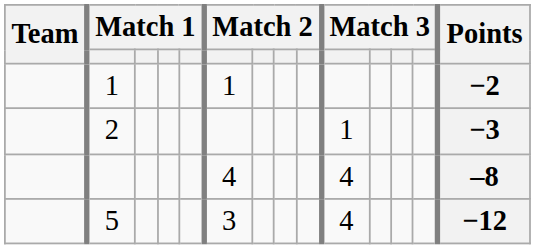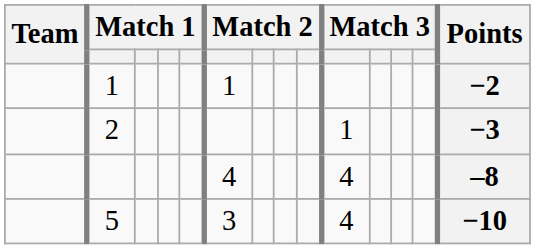(485, 220) −12 -> (485, 220) −10
